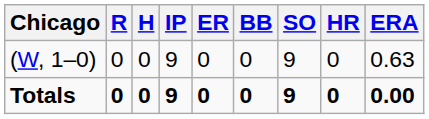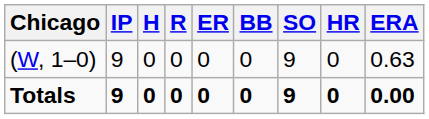columns swapped: (176, 22) <-> (119, 22)
